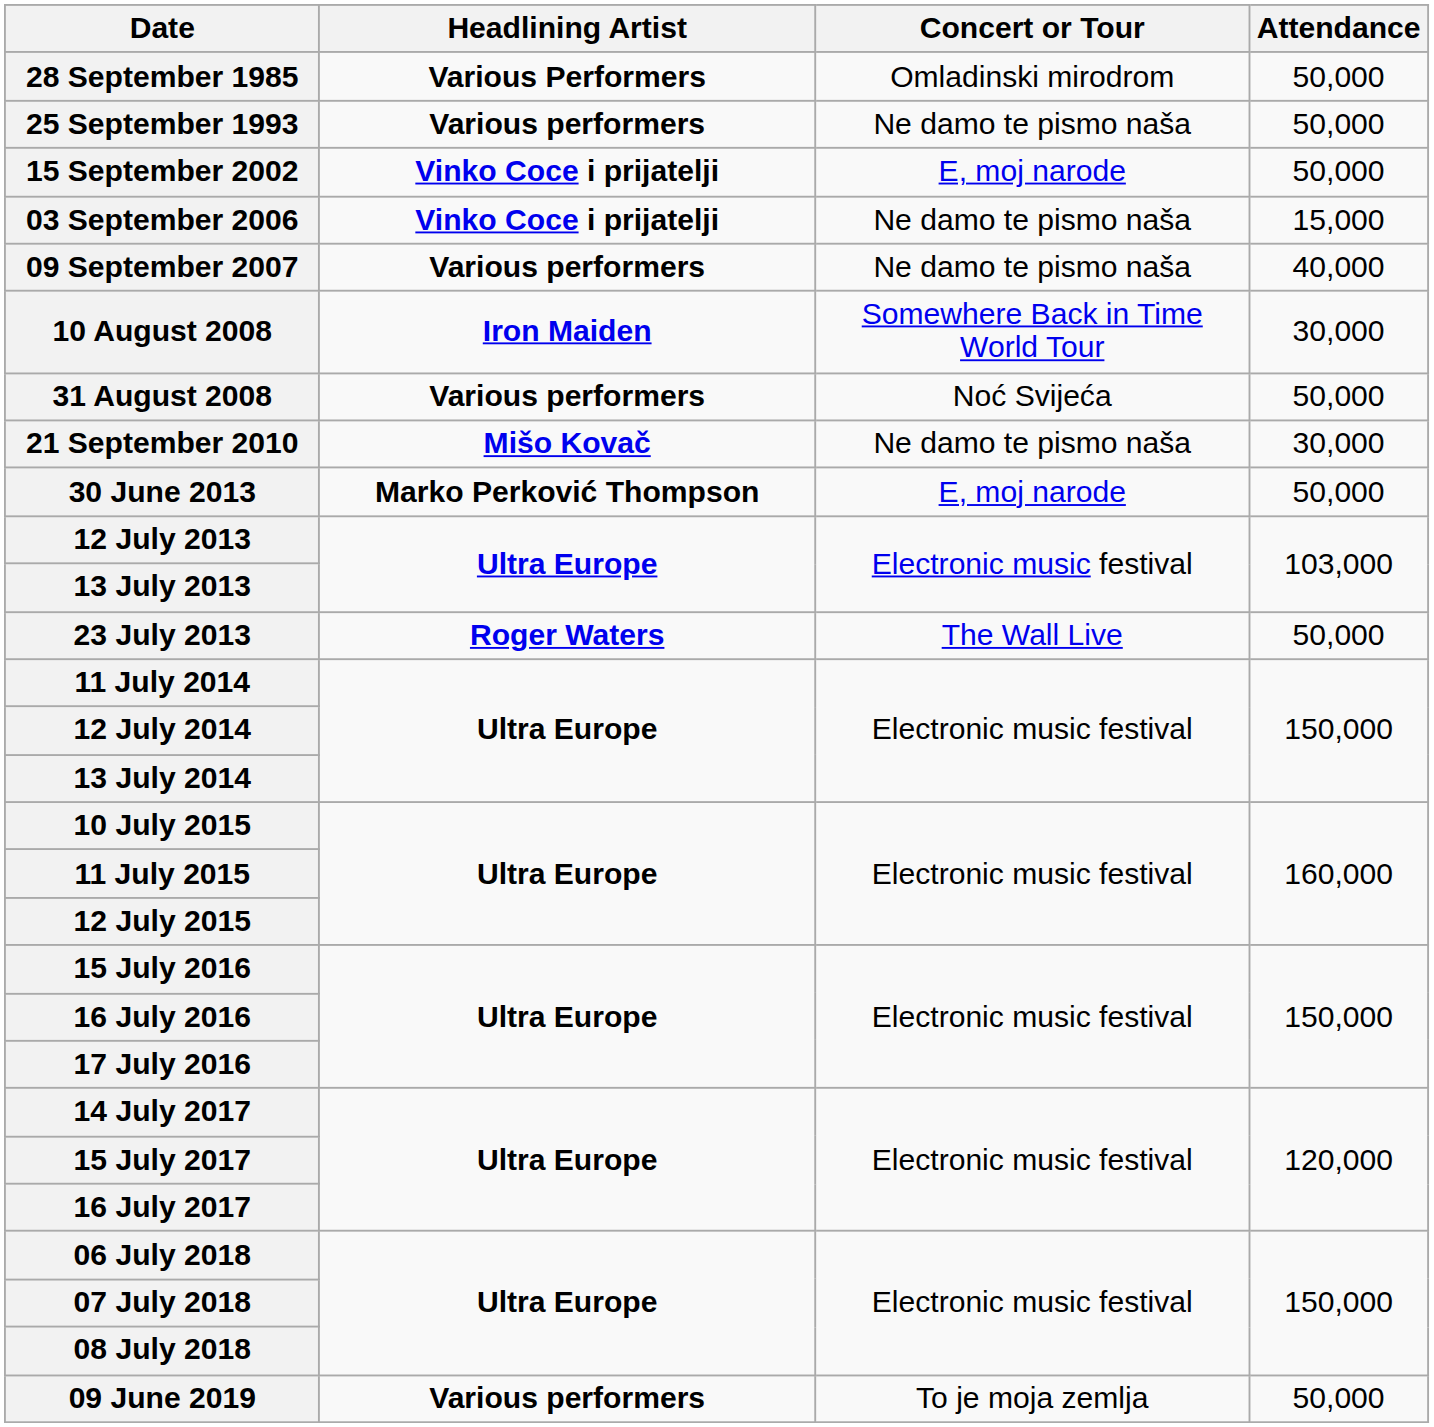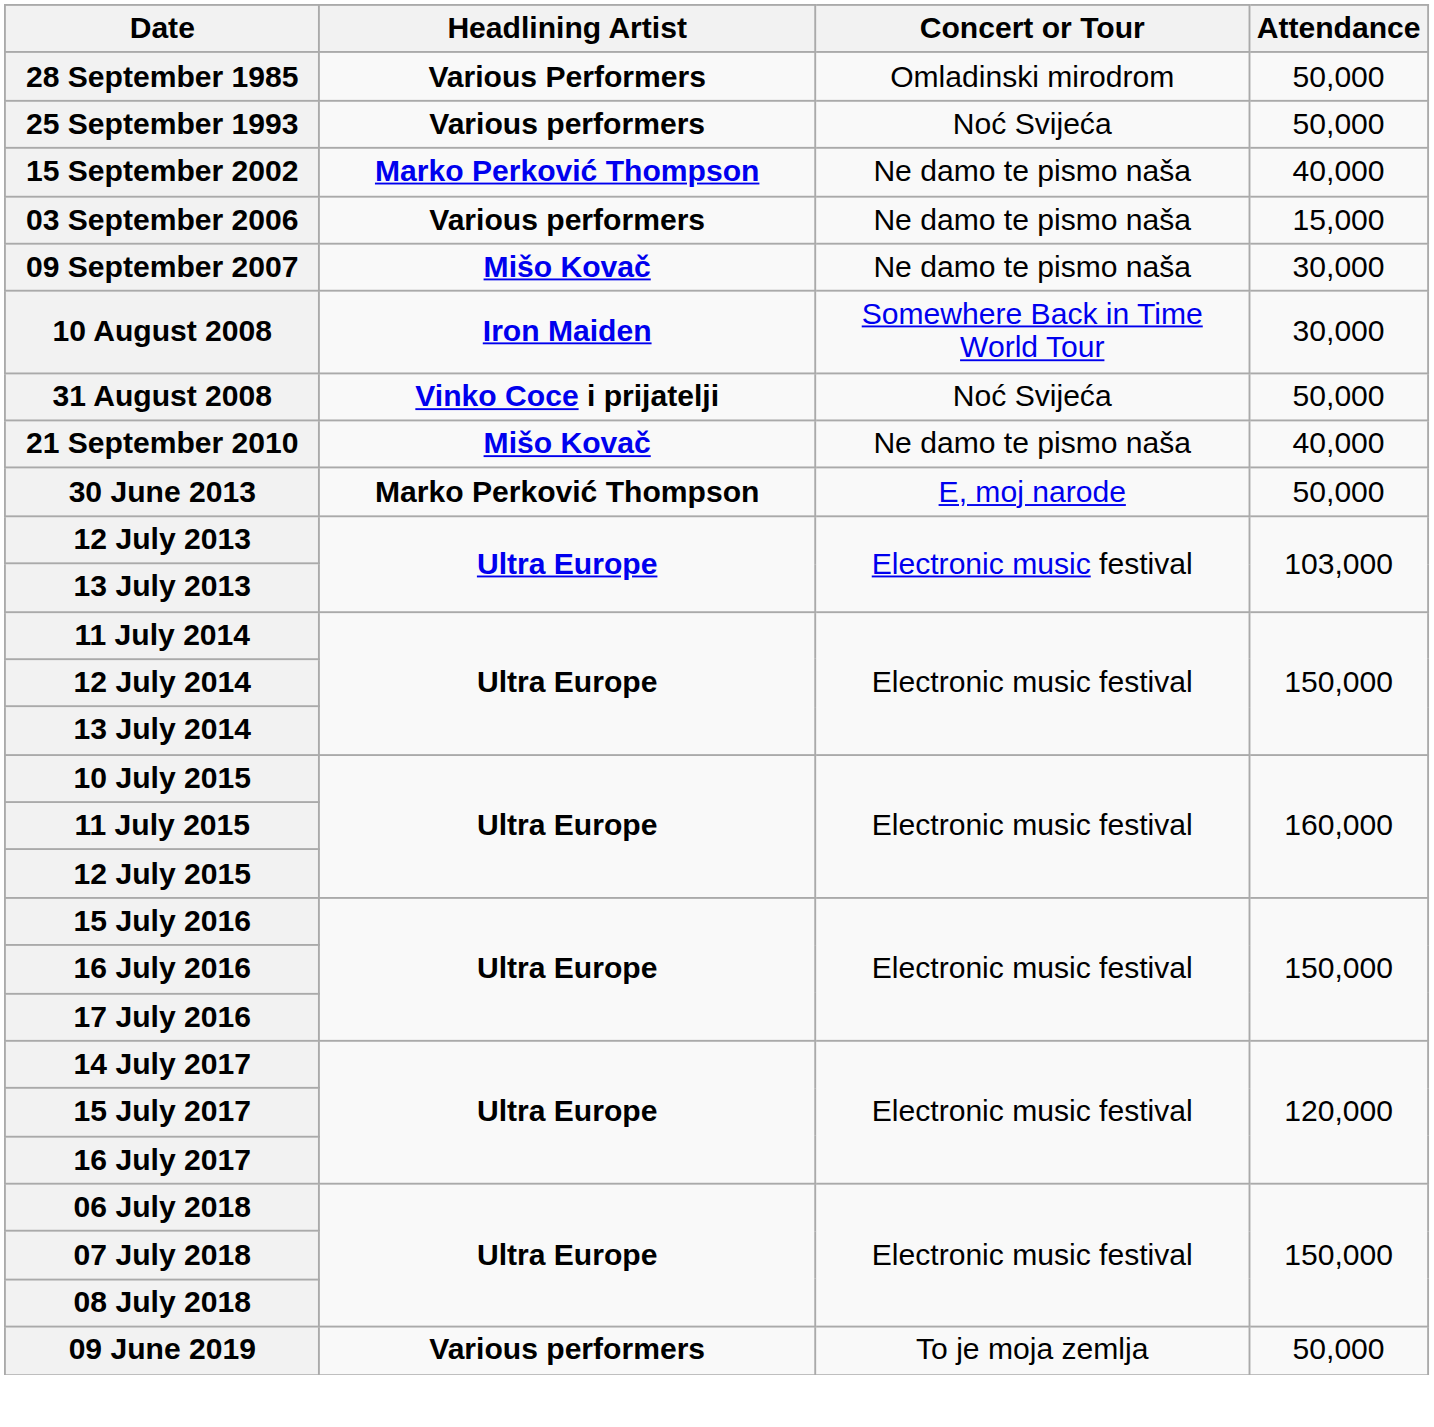(1032, 123) Ne damo te pismo naša -> (1032, 123) Noć Svijeća
(567, 171) Vinko Coce i prijatelji -> (567, 171) Marko Perković Thompson
(1032, 171) E, moj narode -> (1032, 171) Ne damo te pismo naša
(1339, 171) 50,000 -> (1339, 171) 40,000
(567, 219) Vinko Coce i prijatelji -> (567, 219) Various performers
(567, 266) Various performers -> (567, 266) Mišo Kovač
(1339, 266) 40,000 -> (1339, 266) 30,000
(567, 396) Various performers -> (567, 396) Vinko Coce i prijatelji
(1339, 443) 30,000 -> (1339, 443) 40,000
- row: (162, 634)
